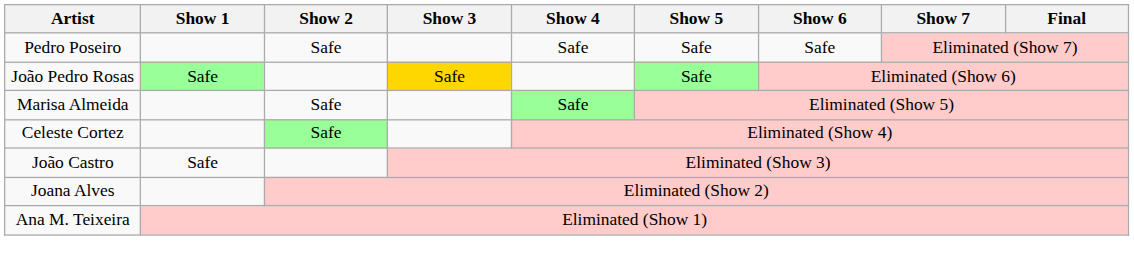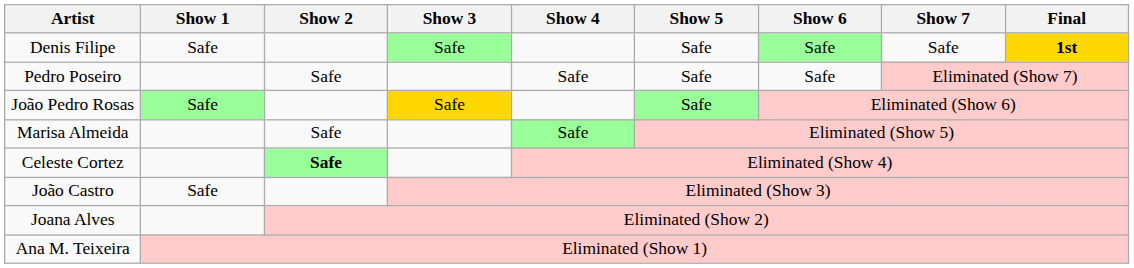+ row: (73, 47)
(326, 133) normal -> (326, 162) bold
